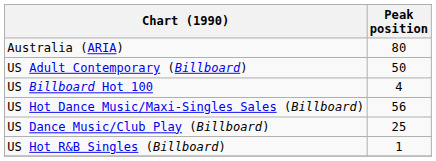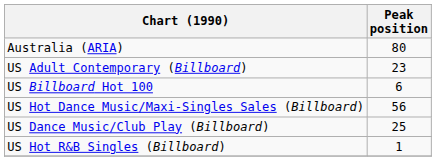(399, 68) 50 -> (399, 68) 23
(399, 87) 4 -> (399, 87) 6
